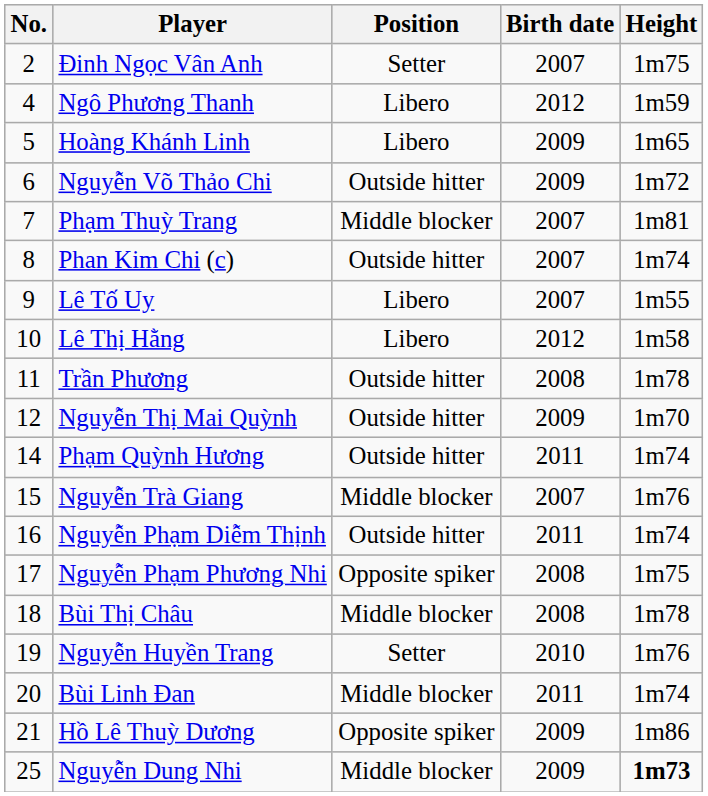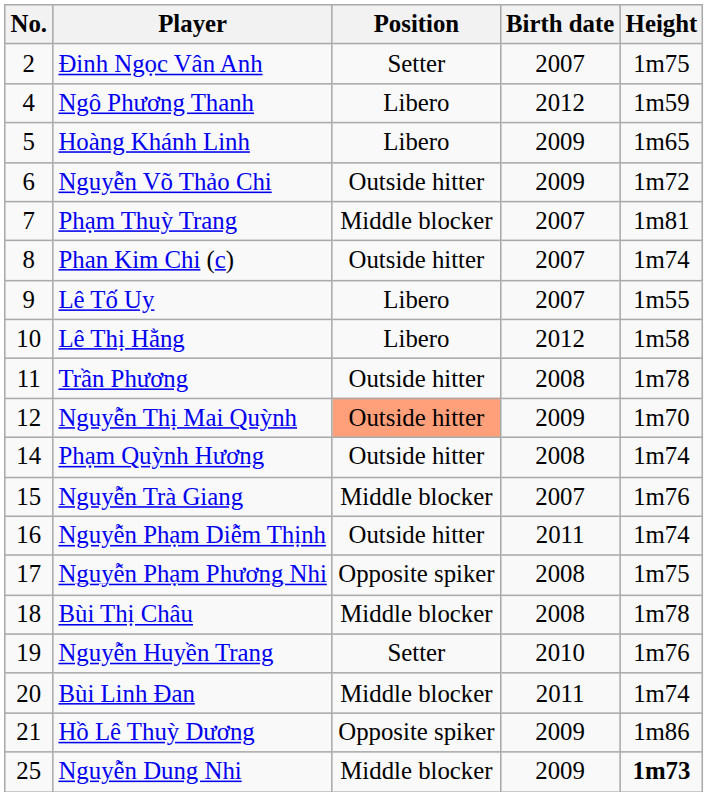(416, 417) no background -> (416, 417) lightsalmon background
(560, 456) 2011 -> (560, 456) 2008
